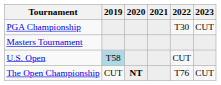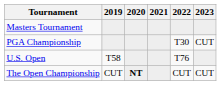rows swapped: (45, 42) <-> (44, 27)
(113, 58) lightblue background -> (113, 58) no background
(182, 58) CUT -> (182, 58) T76
(182, 73) T76 -> (182, 73) CUT
